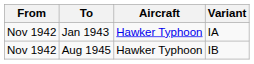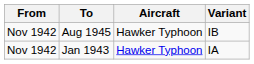rows swapped: (85, 31) <-> (86, 50)
